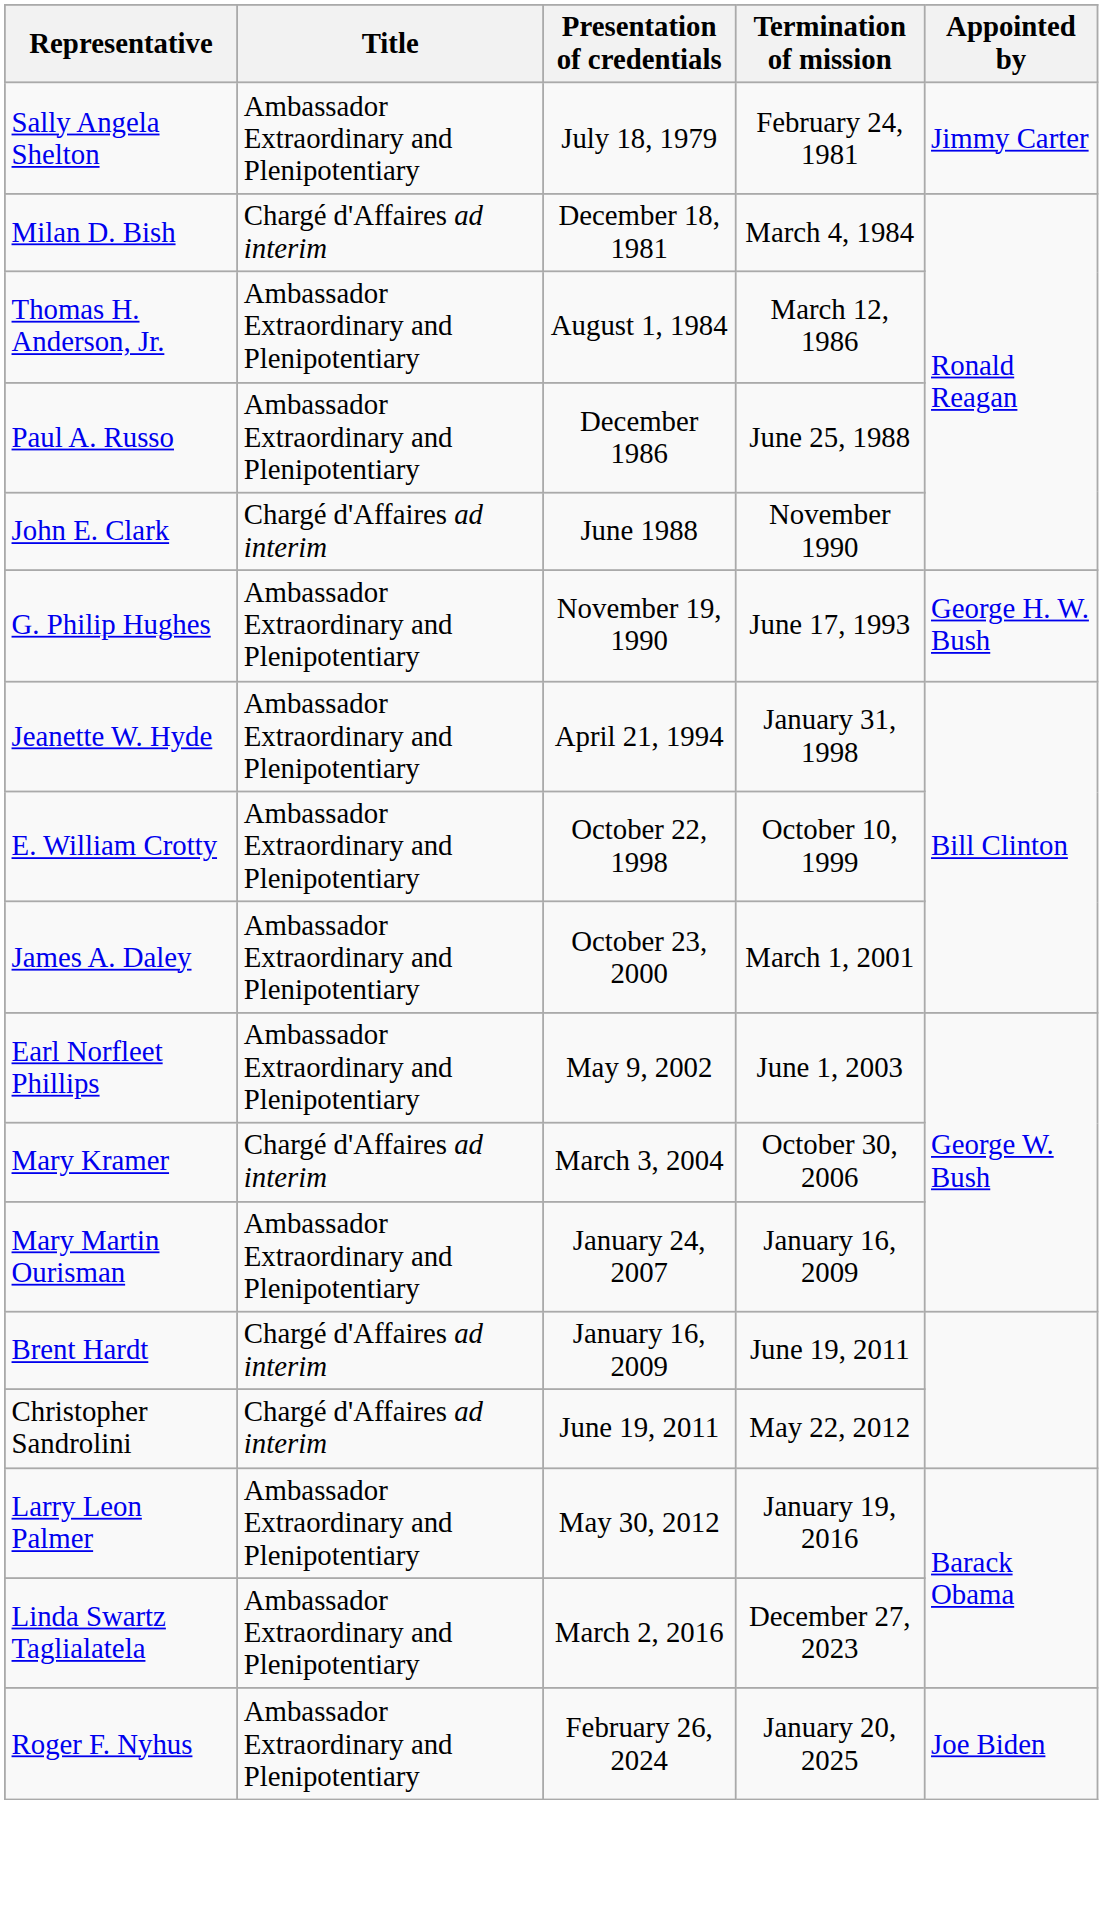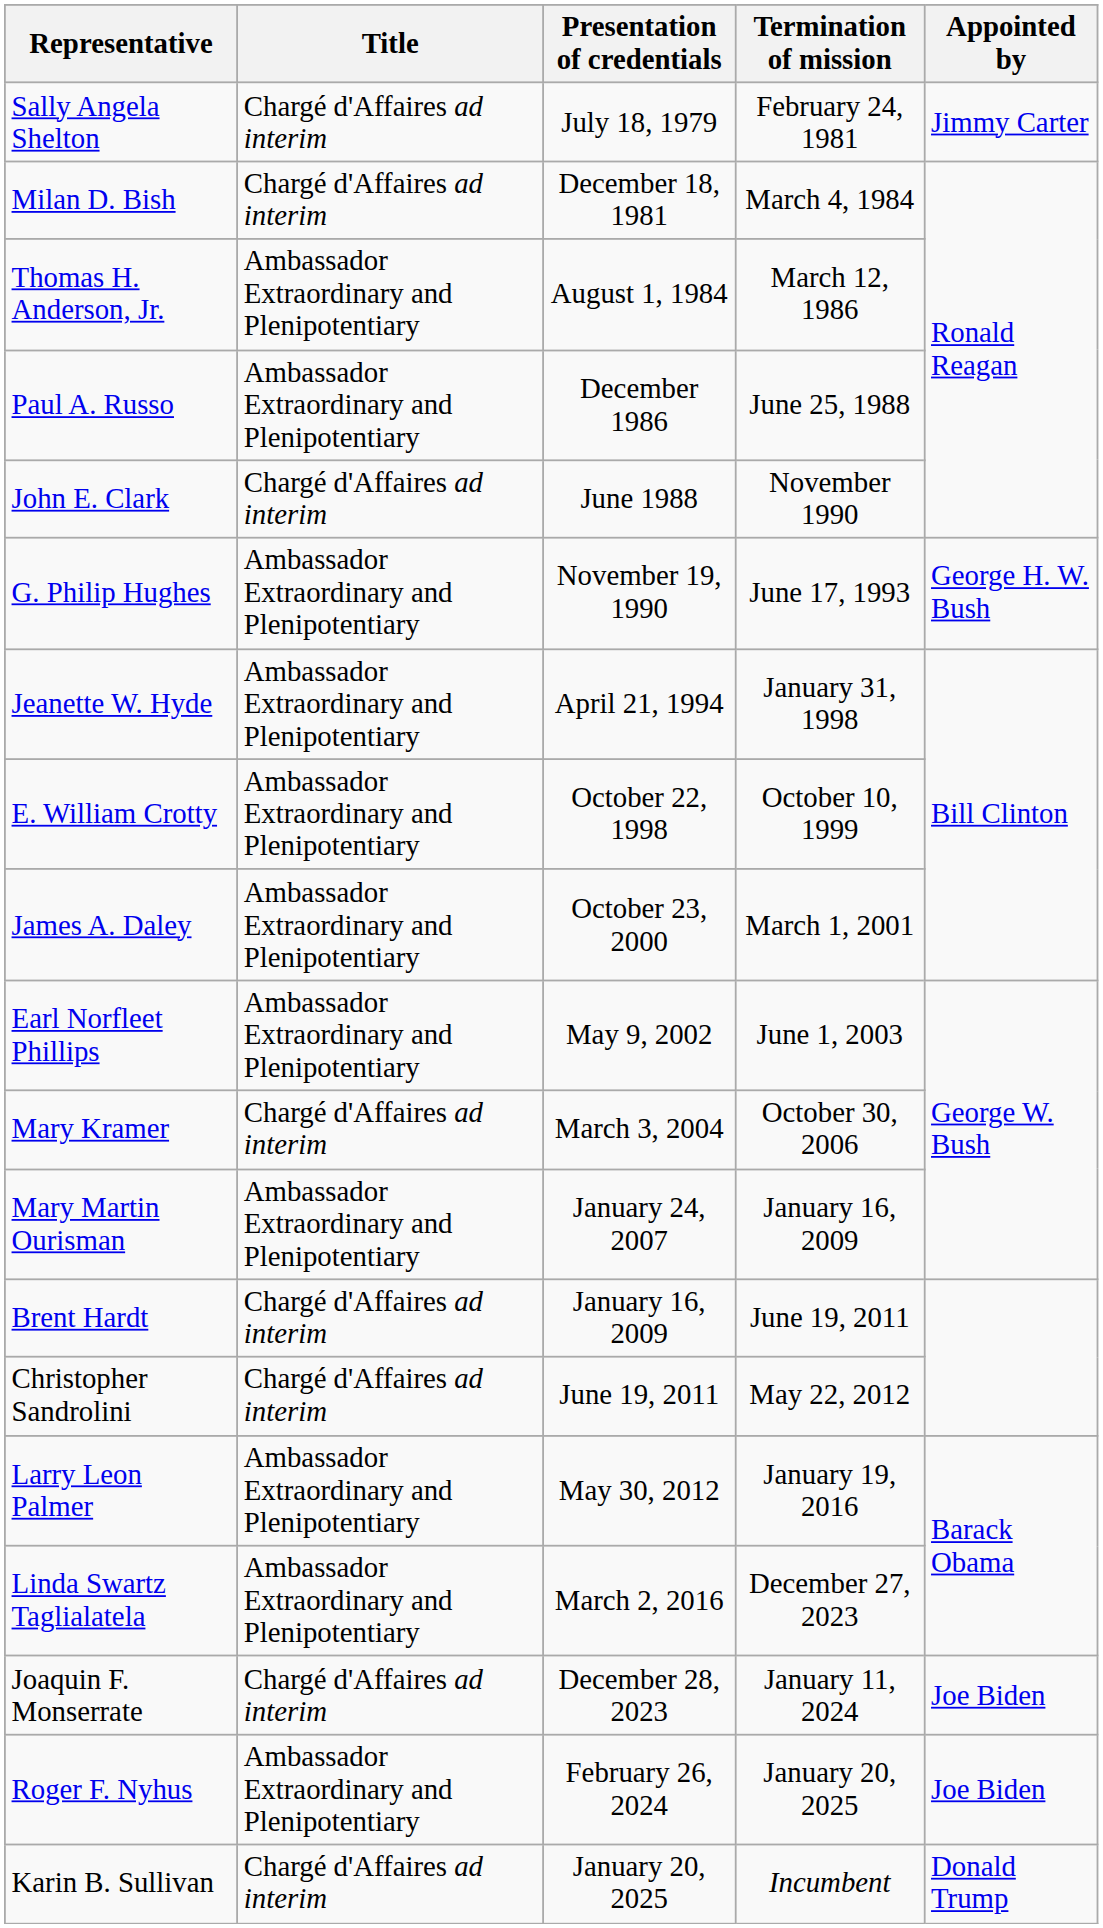(348, 137) Ambassador Extraordinary and Plenipotentiary -> (363, 121) Chargé d'Affaires ad interim
+ row: (77, 1694)
+ row: (113, 1883)
